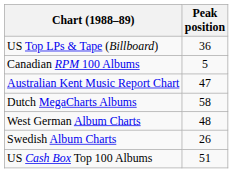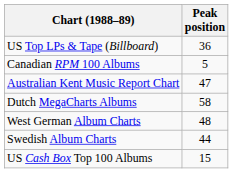(205, 139) 26 -> (205, 139) 44
(205, 158) 51 -> (205, 158) 15
